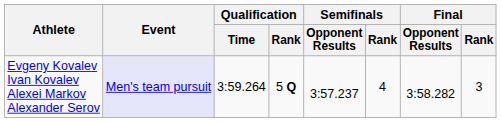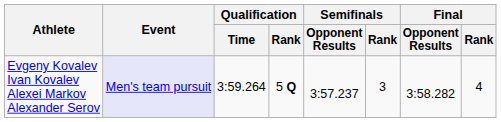(383, 87) 4 -> (383, 87) 3
(479, 87) 3 -> (479, 87) 4
